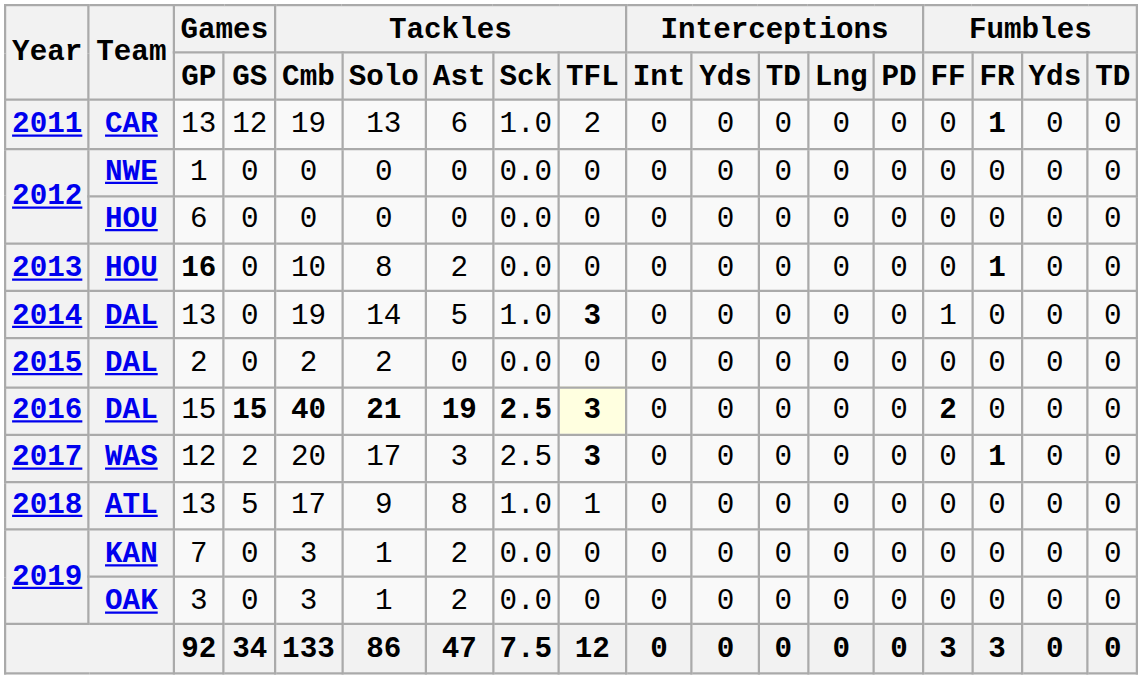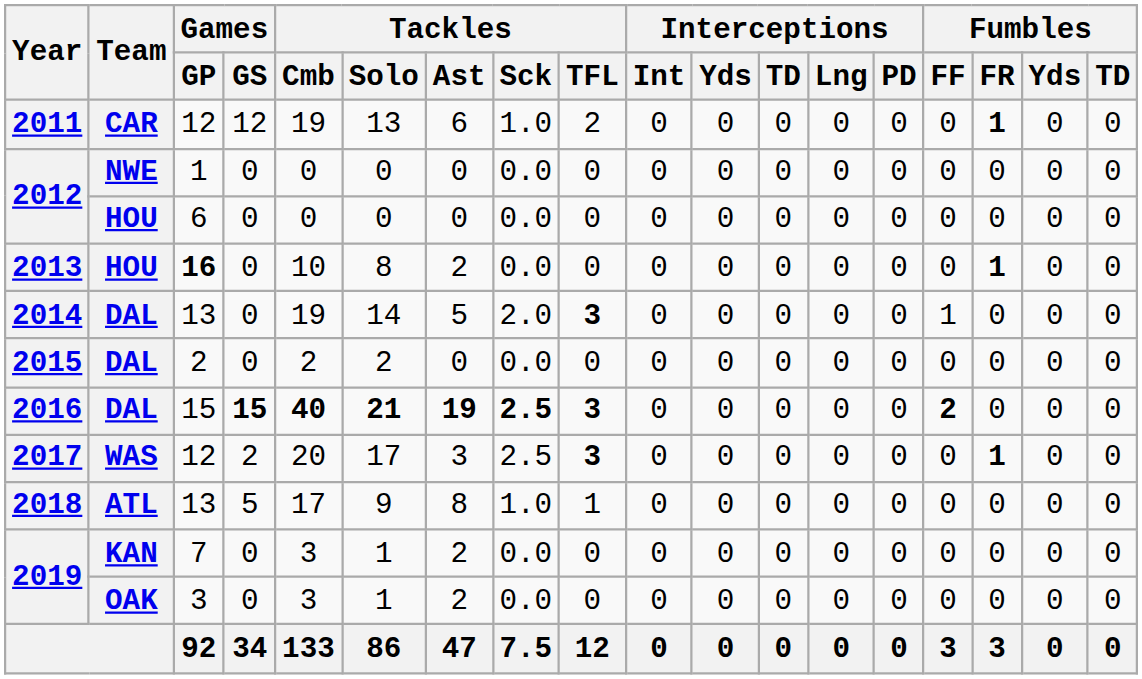(199, 124) 13 -> (199, 124) 12
(526, 315) 1.0 -> (526, 315) 2.0
(592, 410) lightyellow background -> (592, 410) no background
